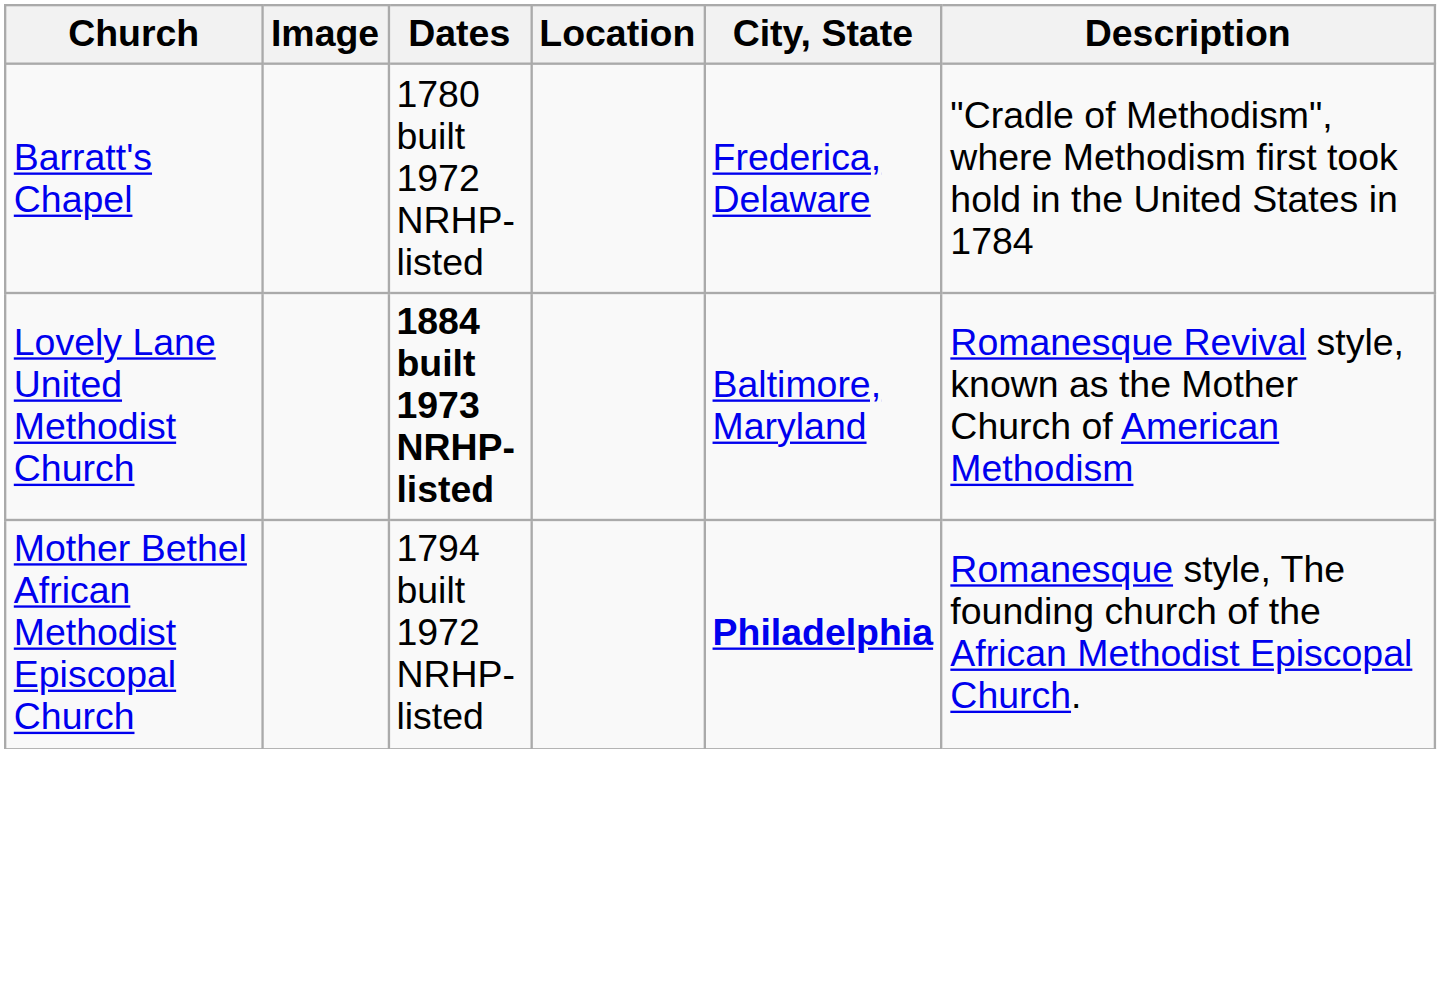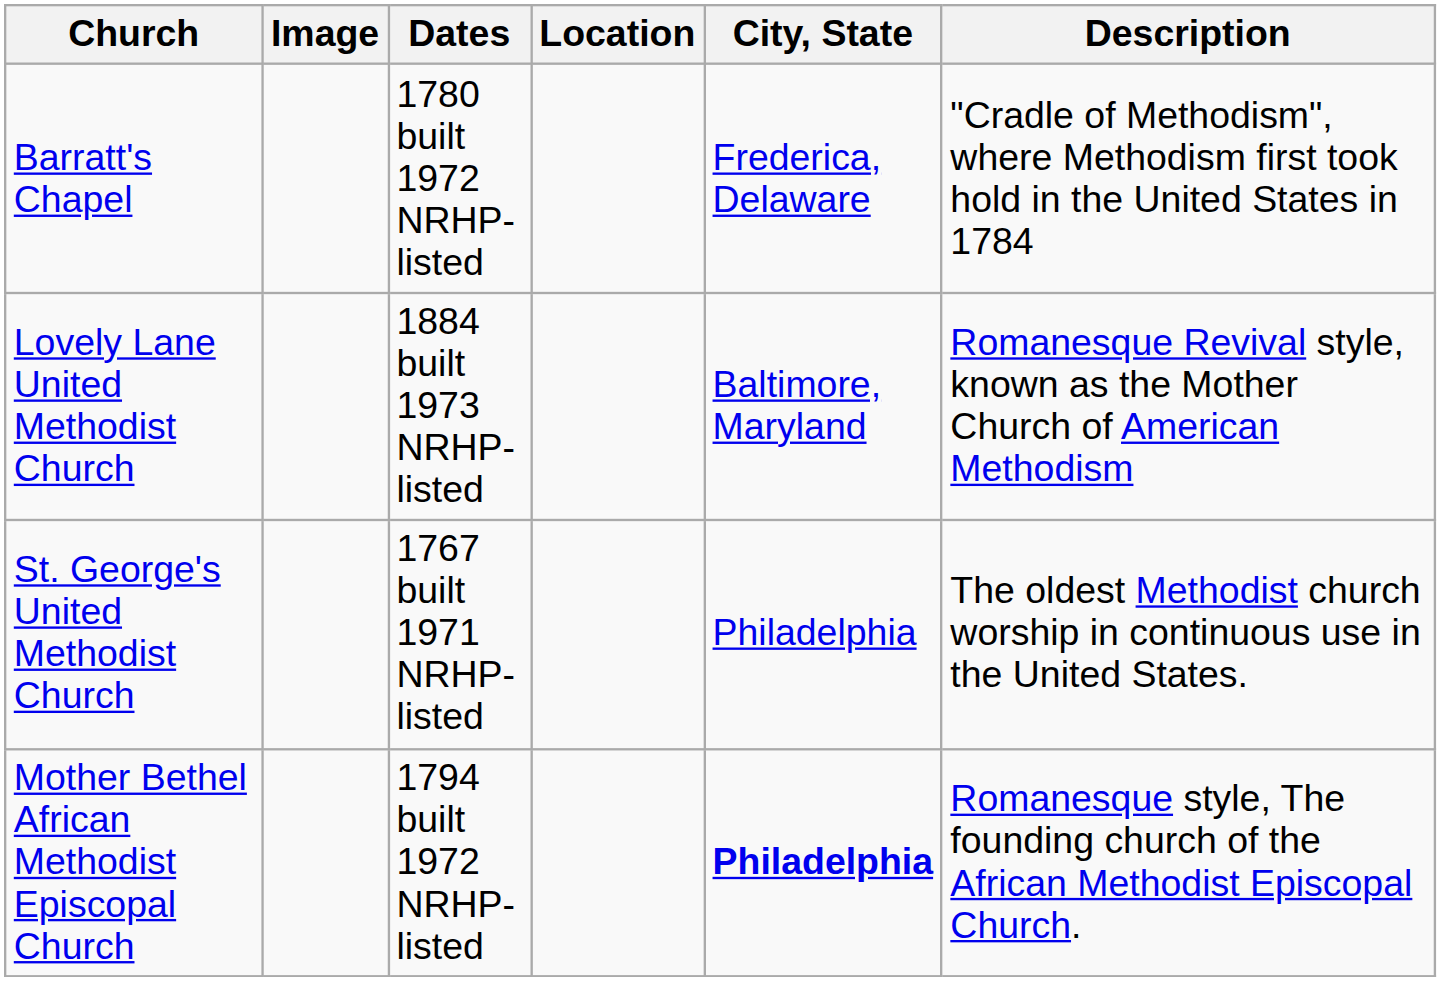(456, 405) bold -> (456, 405) normal
+ row: (117, 633)
